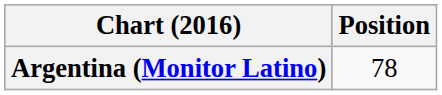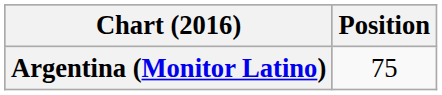(384, 67) 78 -> (384, 67) 75
